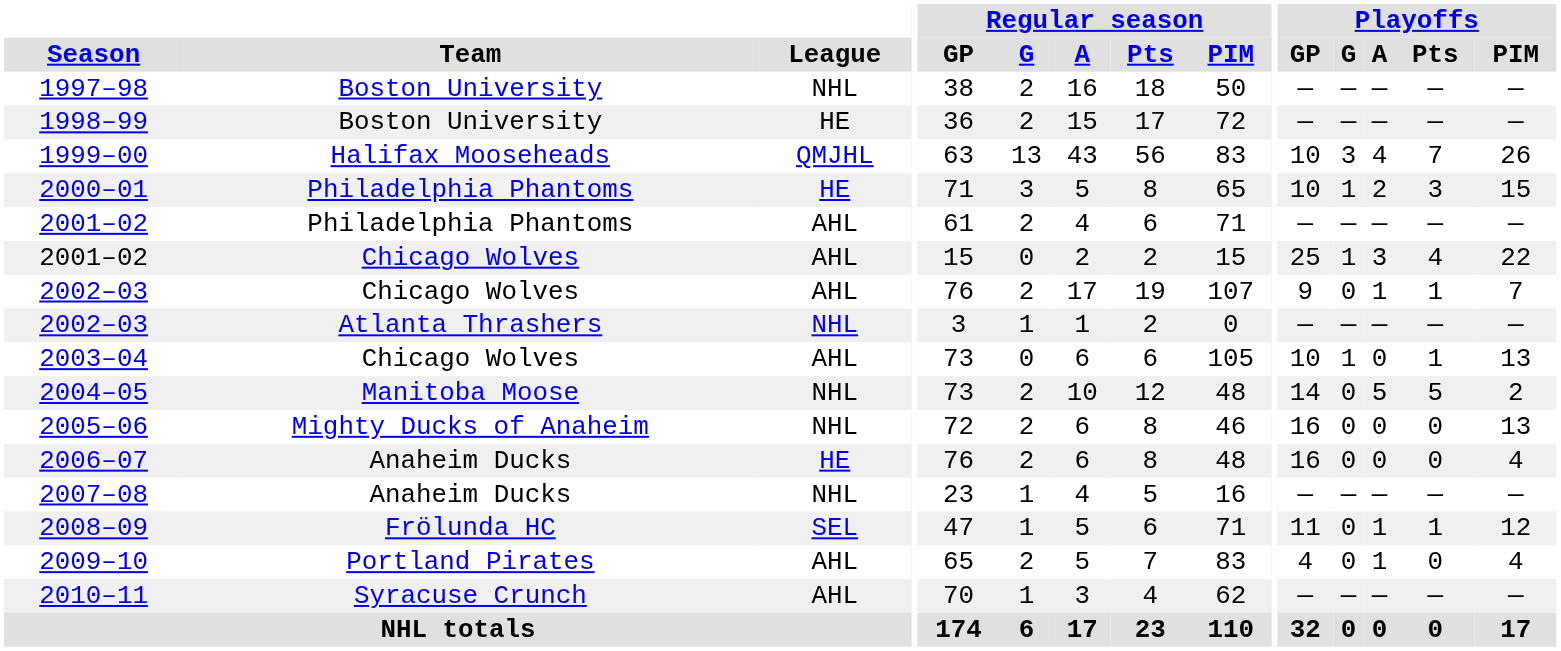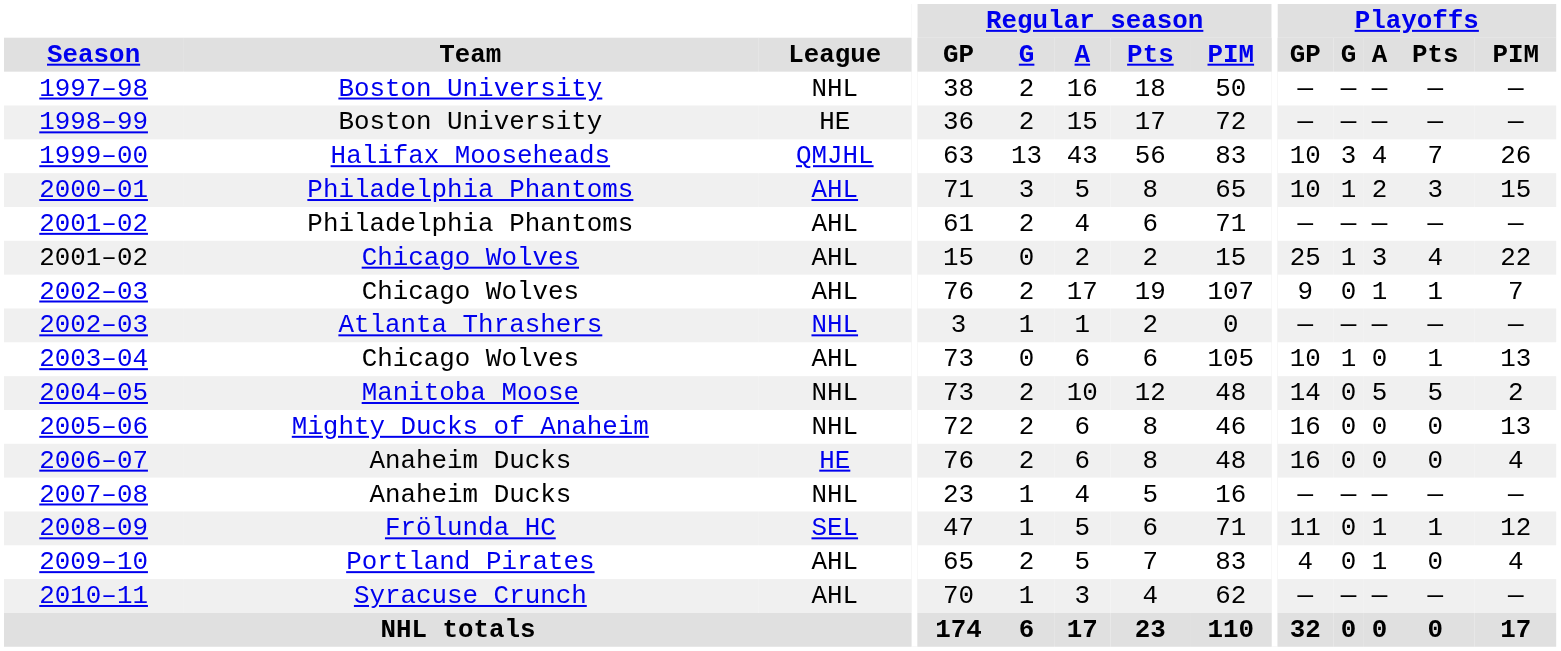(835, 190) HE -> (835, 190) AHL
